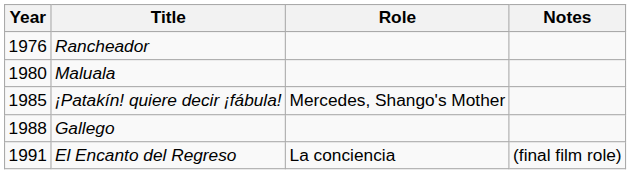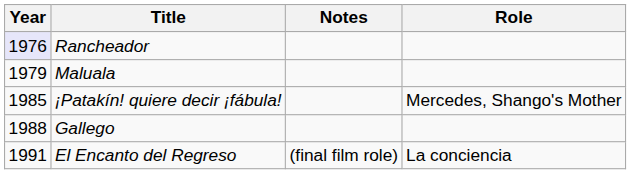columns swapped: (397, 18) <-> (567, 18)
(28, 45) no background -> (28, 45) lavender background
(28, 73) 1980 -> (28, 73) 1979
